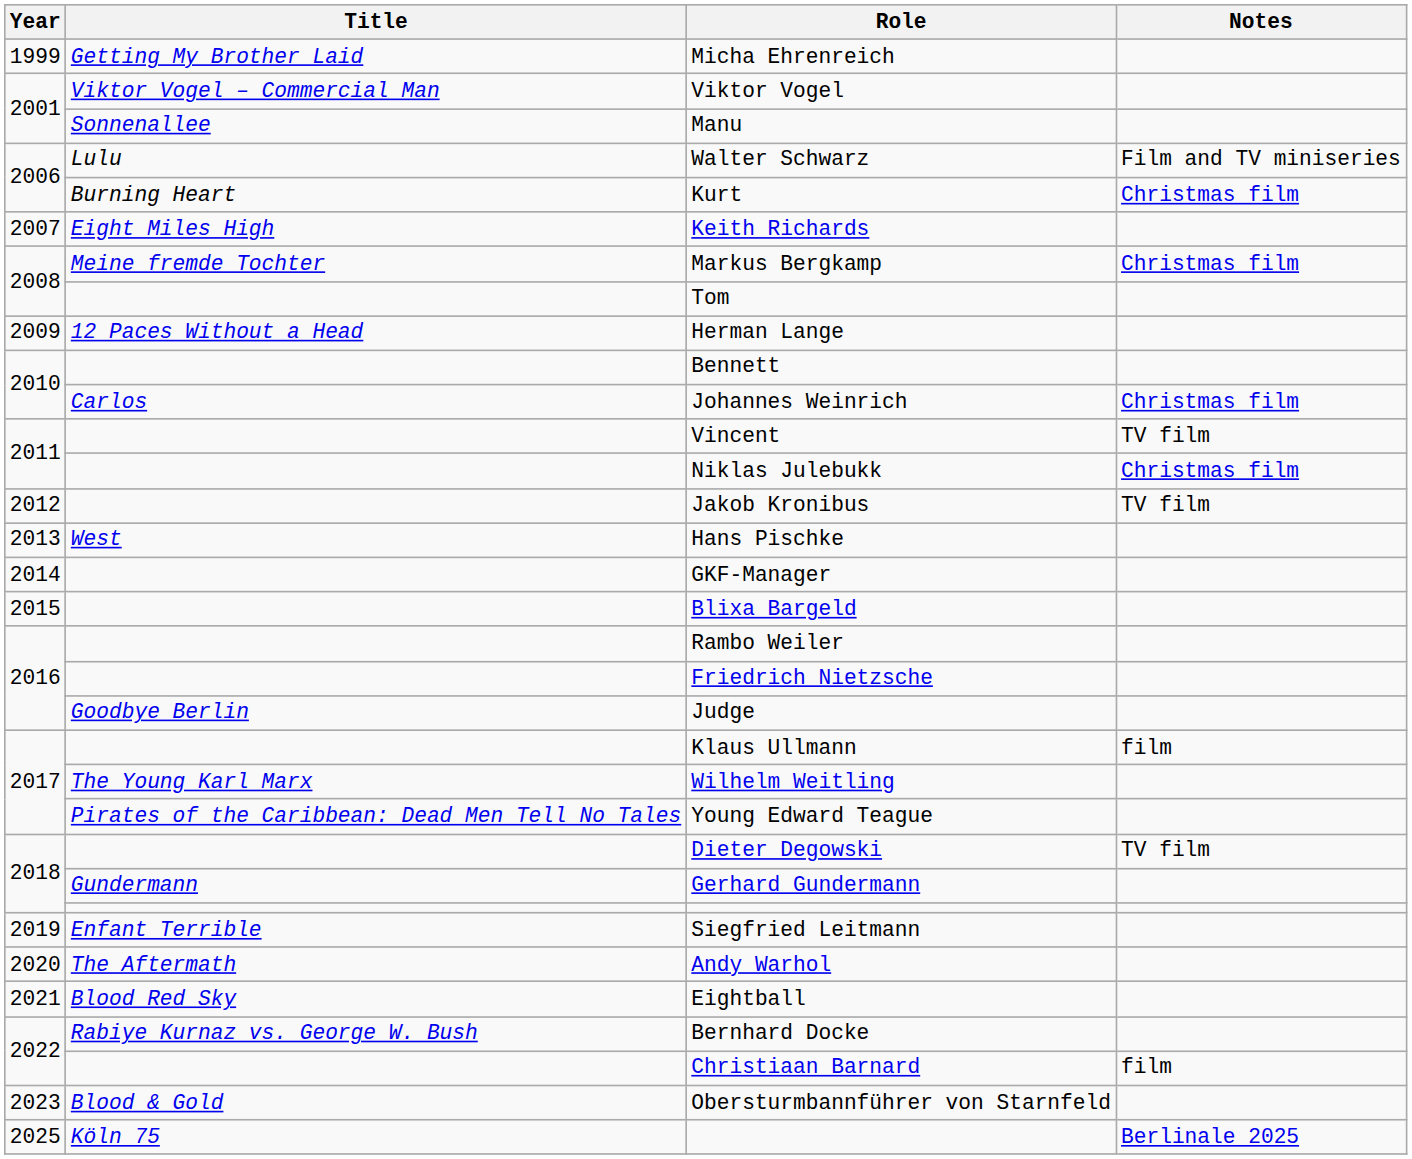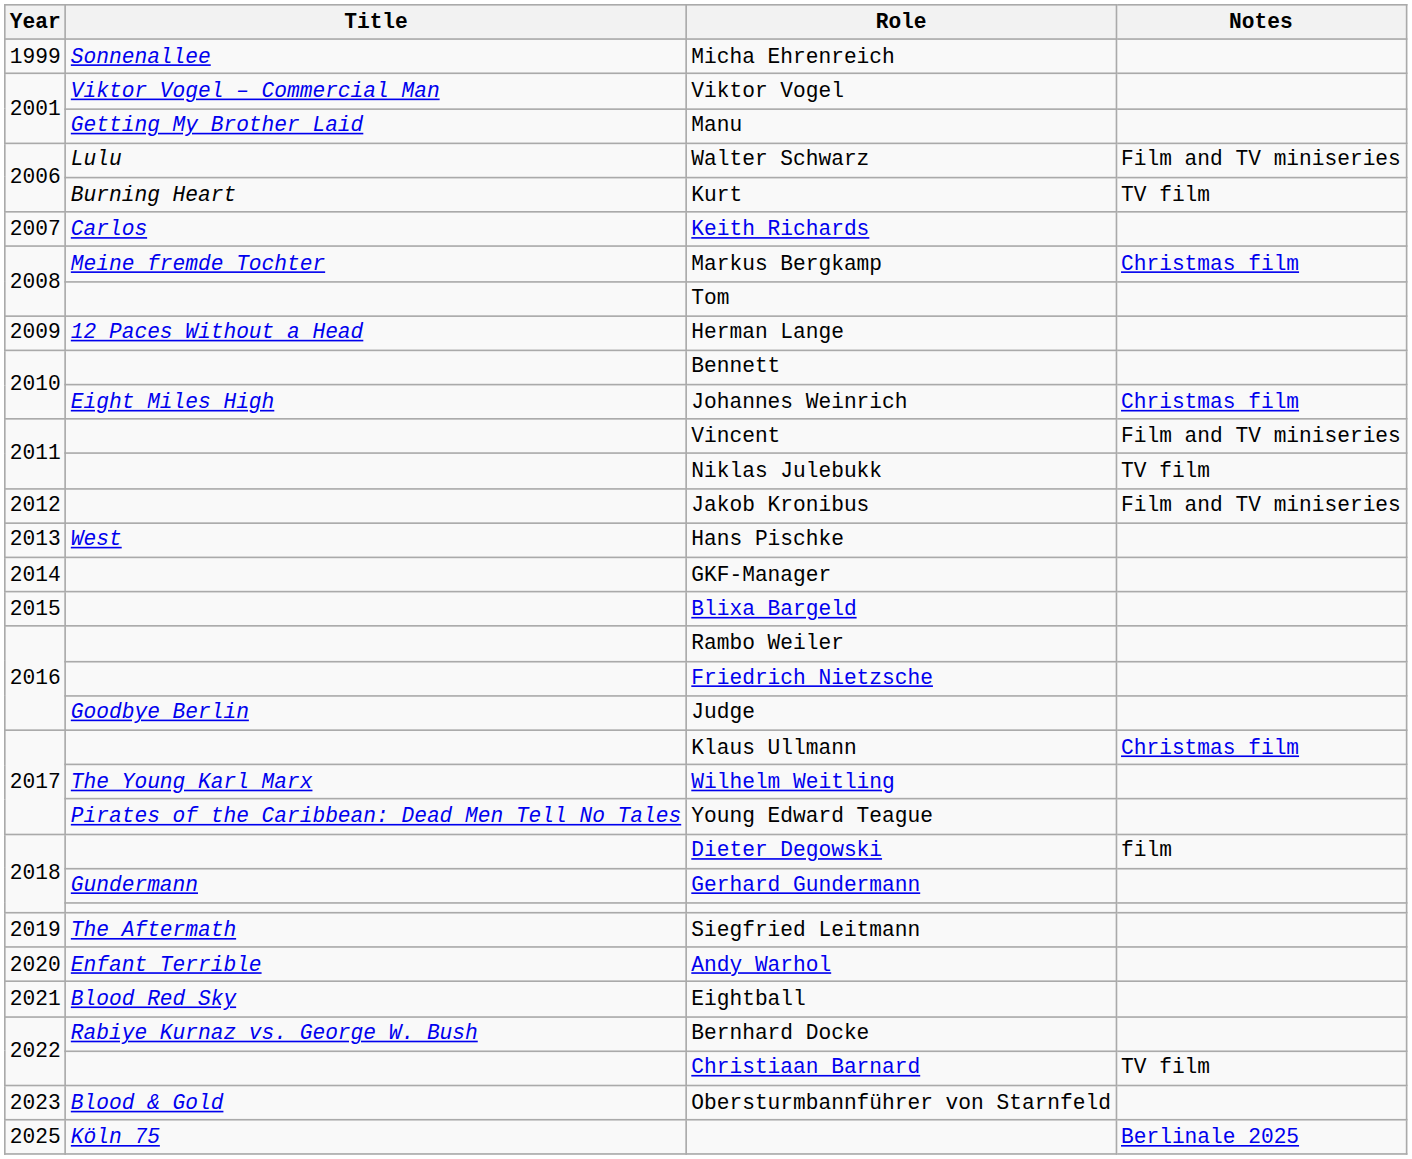(217, 57) Getting My Brother Laid -> (141, 57) Sonnenallee
(141, 126) Sonnenallee -> (217, 126) Getting My Brother Laid
(1210, 195) Christmas film -> (1166, 195) TV film
(173, 229) Eight Miles High -> (109, 229) Carlos
(109, 402) Carlos -> (173, 402) Eight Miles High
(1166, 437) TV film -> (1261, 437) Film and TV miniseries
(1210, 471) Christmas film -> (1166, 471) TV film
(1166, 506) TV film -> (1261, 506) Film and TV miniseries
(1146, 747) film -> (1210, 747) Christmas film
(1166, 851) TV film -> (1146, 851) film
(166, 930) Enfant Terrible -> (153, 930) The Aftermath
(153, 965) The Aftermath -> (166, 965) Enfant Terrible
(1146, 1068) film -> (1166, 1068) TV film
